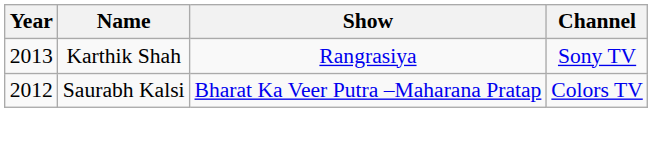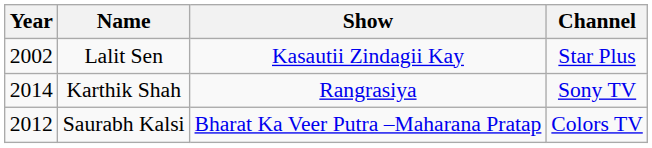+ row: (124, 55)
(31, 55) 2013 -> (31, 90) 2014
